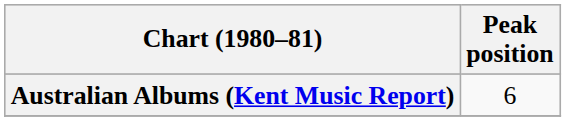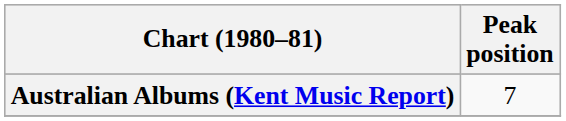(510, 94) 6 -> (510, 94) 7
